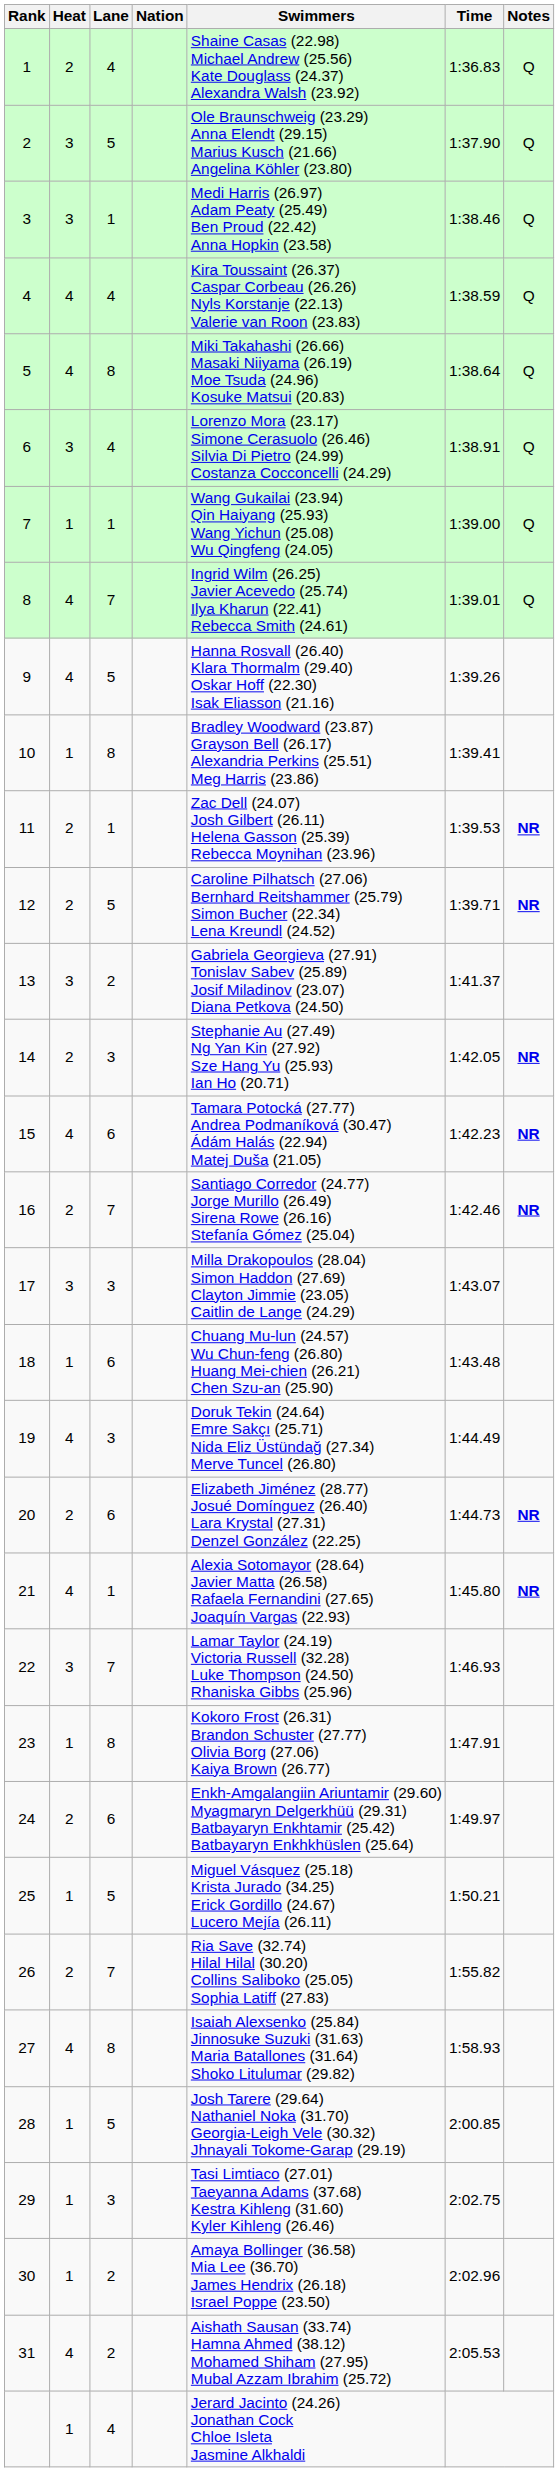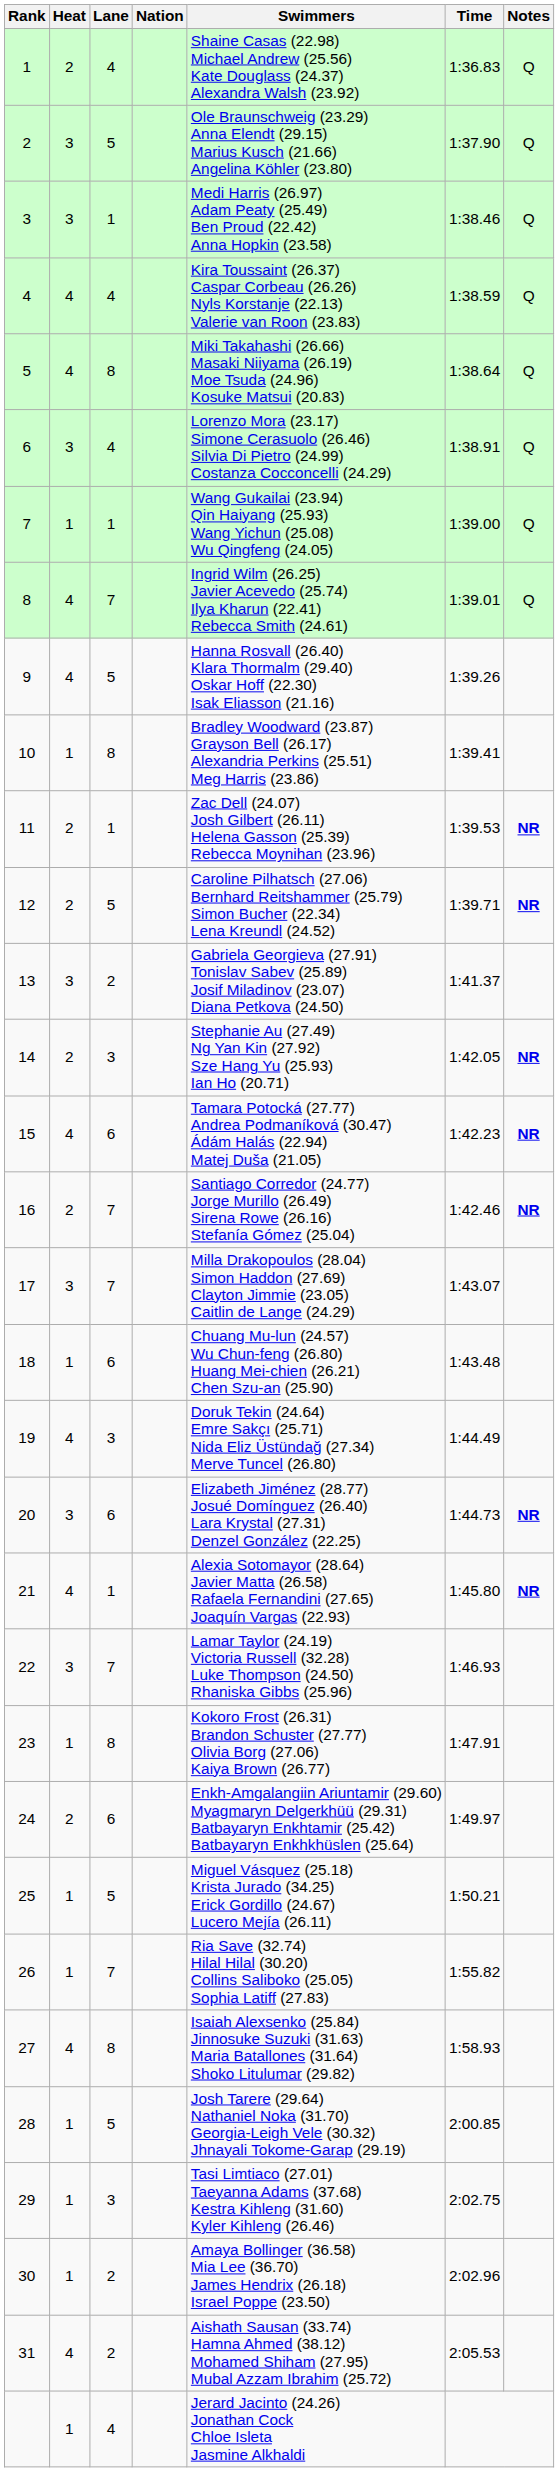(111, 1286) 3 -> (111, 1286) 7
(69, 1514) 2 -> (69, 1514) 3
(69, 1971) 2 -> (69, 1971) 1
